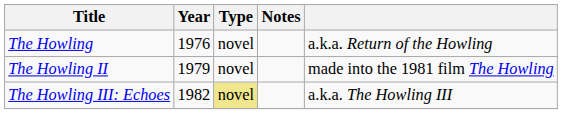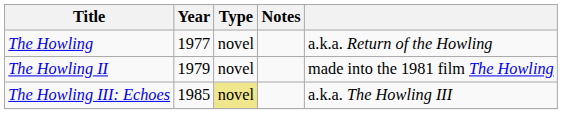(194, 43) 1976 -> (194, 43) 1977
(194, 95) 1982 -> (194, 95) 1985
